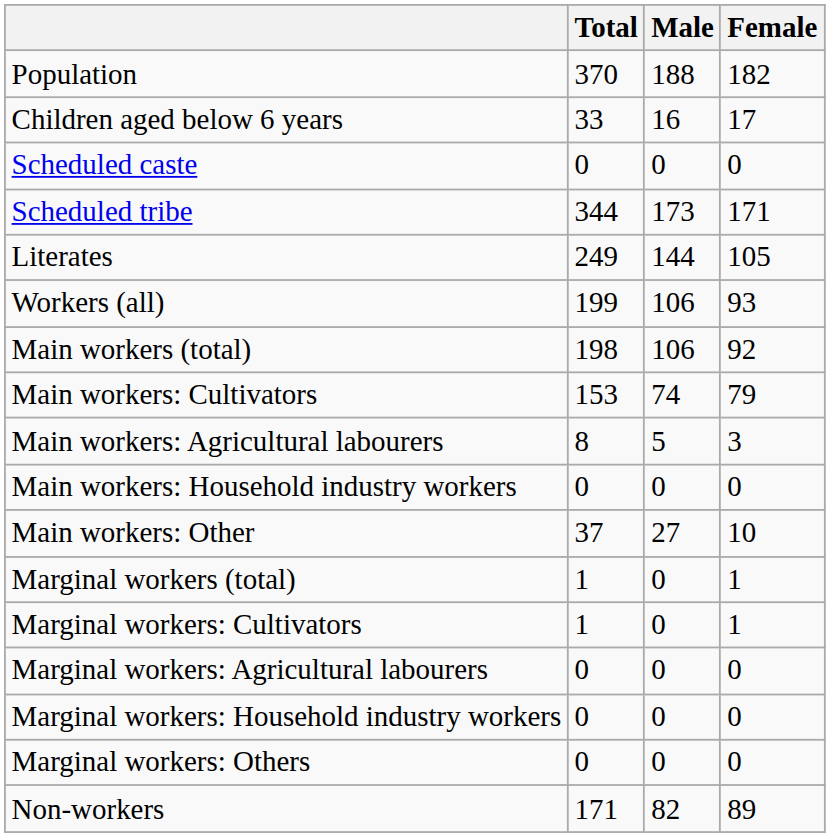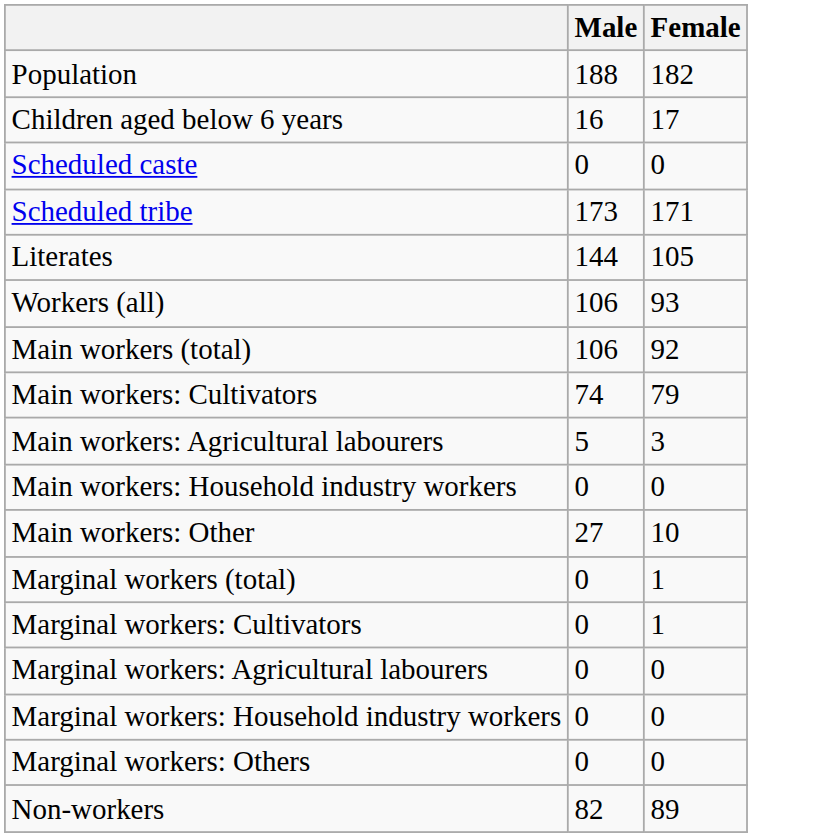- column: (606, 27)
